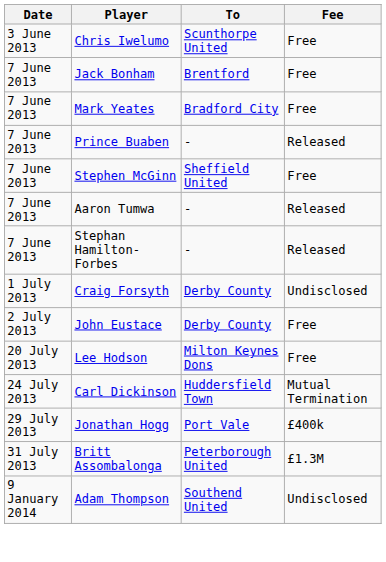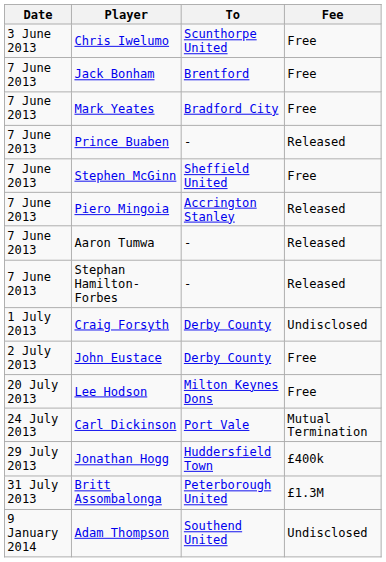+ row: (122, 209)
(228, 391) Huddersfield Town -> (217, 425) Port Vale
(217, 425) Port Vale -> (228, 459) Huddersfield Town
